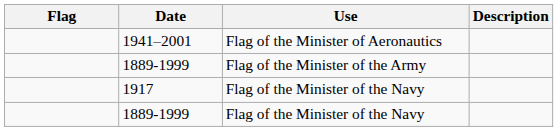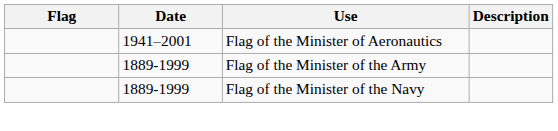- row: (138, 89)
